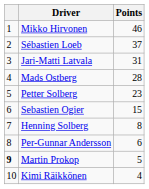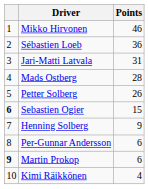(137, 45) 37 -> (137, 45) 36
(137, 94) 23 -> (137, 94) 26
(9, 110) normal -> (9, 110) bold
(140, 126) 8 -> (140, 126) 9
(140, 159) 5 -> (140, 159) 6
